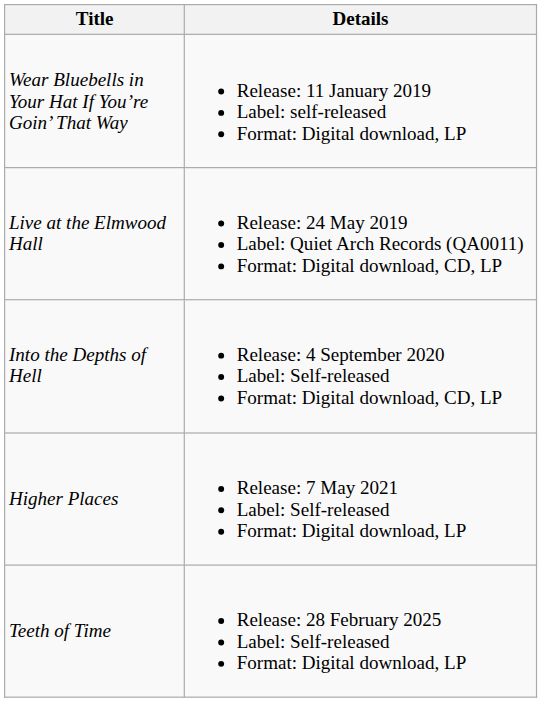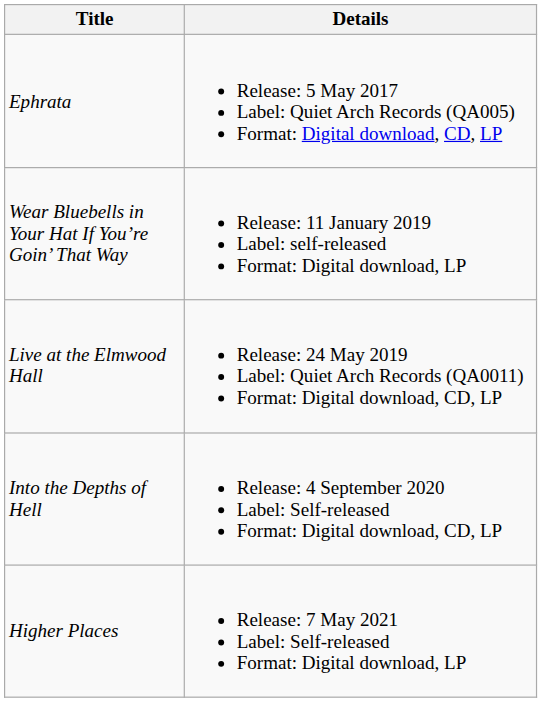+ row: (40, 100)
- row: (60, 631)
